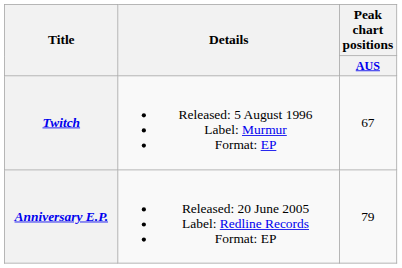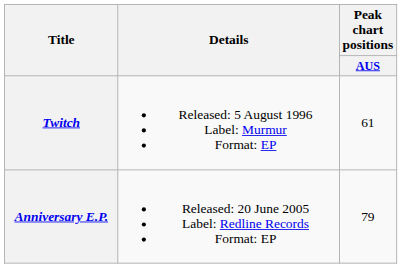(368, 122) 67 -> (368, 122) 61
